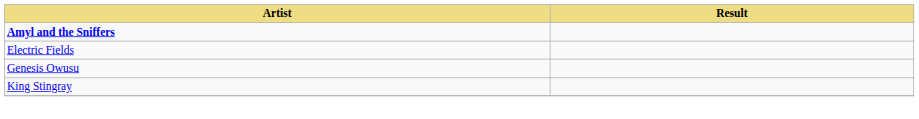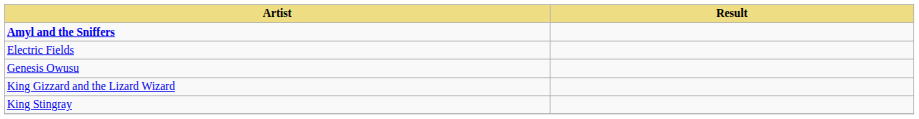+ row: (91, 86)
